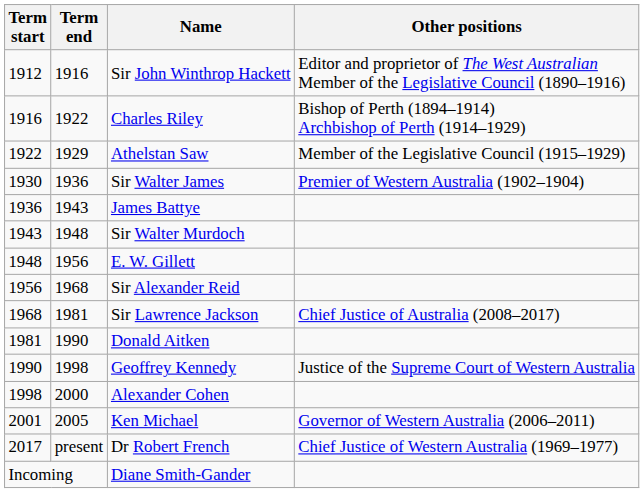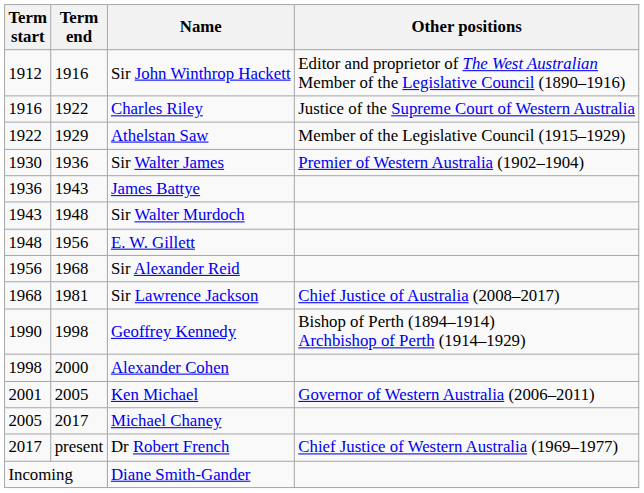(412, 118) Bishop of Perth (1894–1914) Archbishop of Perth (1914–1929) -> (467, 108) Justice of the Supreme Court of Western Australia
- row: (160, 340)
(467, 367) Justice of the Supreme Court of Western Australia -> (412, 331) Bishop of Perth (1894–1914) Archbishop of Perth (1914–1929)
+ row: (166, 420)
